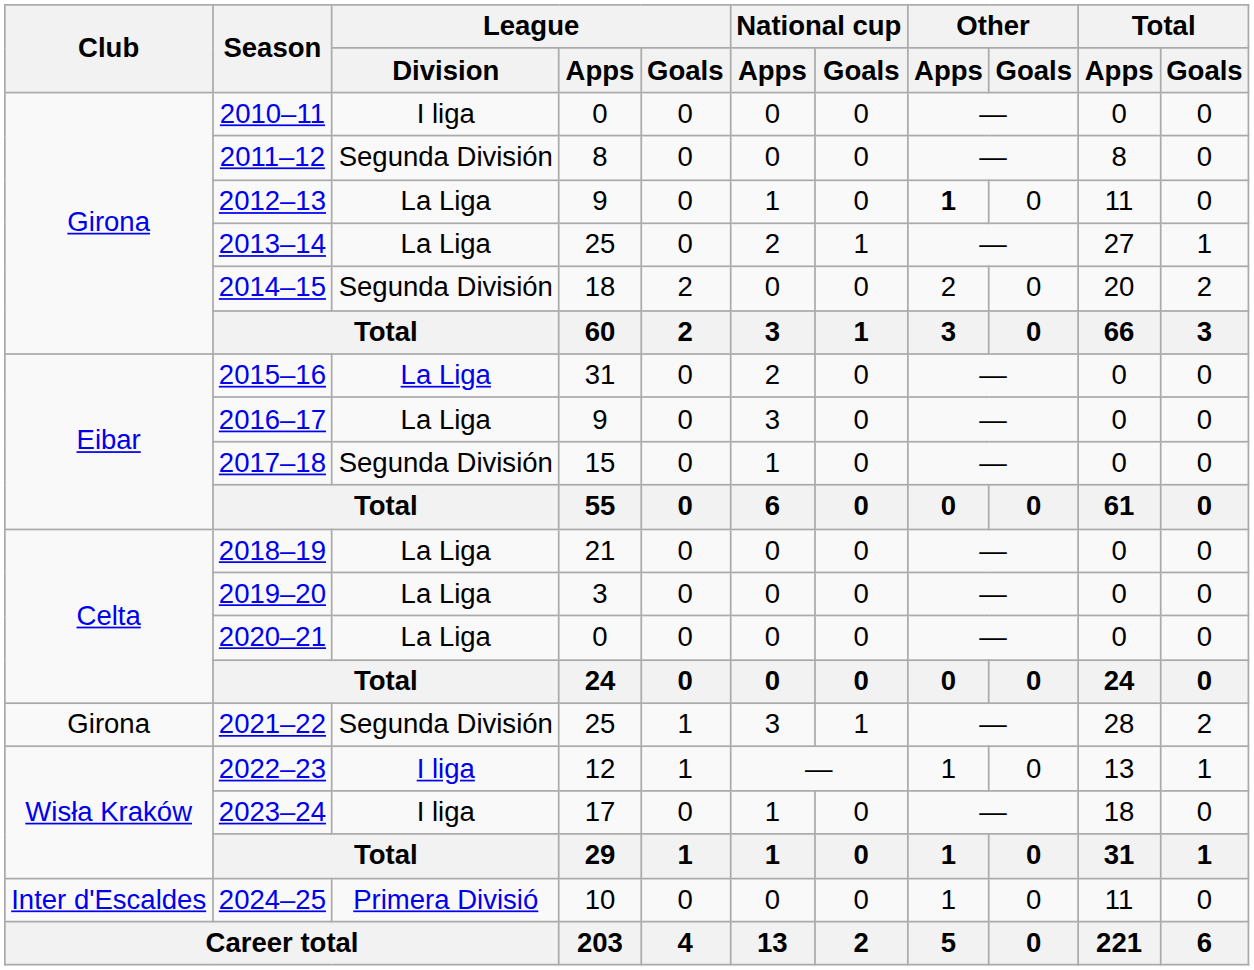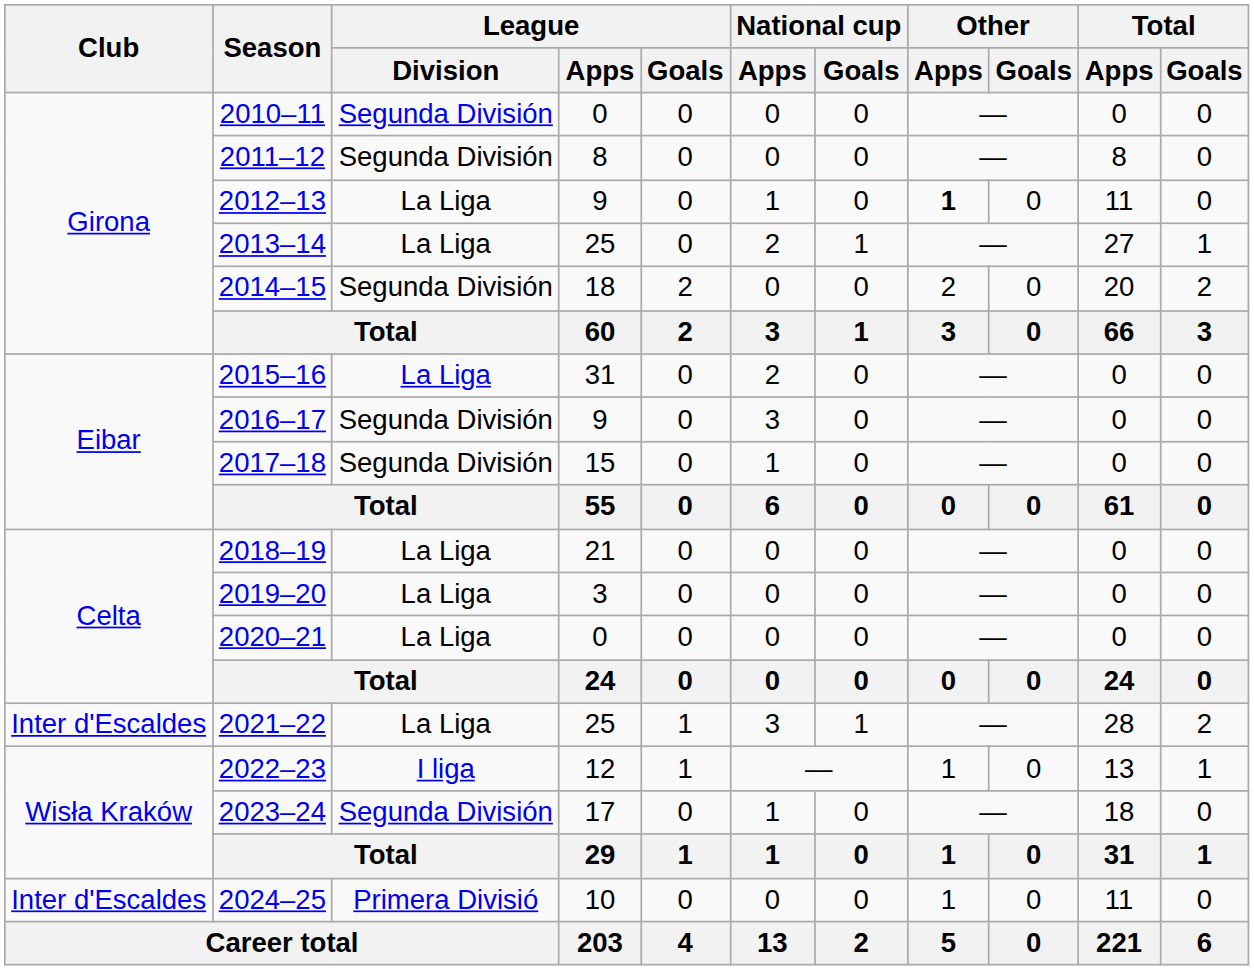(446, 113) I liga -> (446, 113) Segunda División
(446, 419) La Liga -> (446, 419) Segunda División
(109, 724) Girona -> (109, 724) Inter d'Escaldes
(446, 724) Segunda División -> (446, 724) La Liga
(446, 811) I liga -> (446, 811) Segunda División
